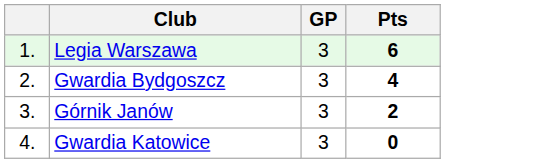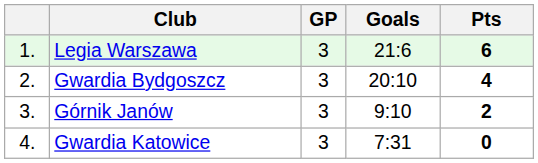+ column: (393, 19)
